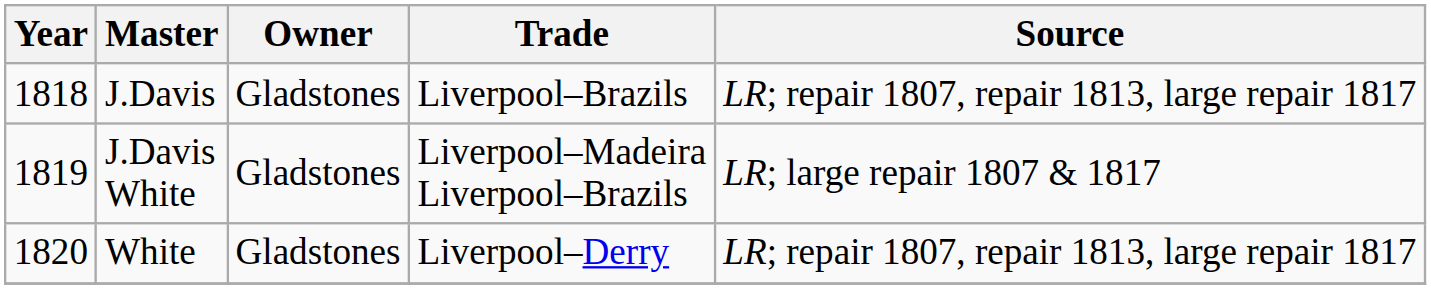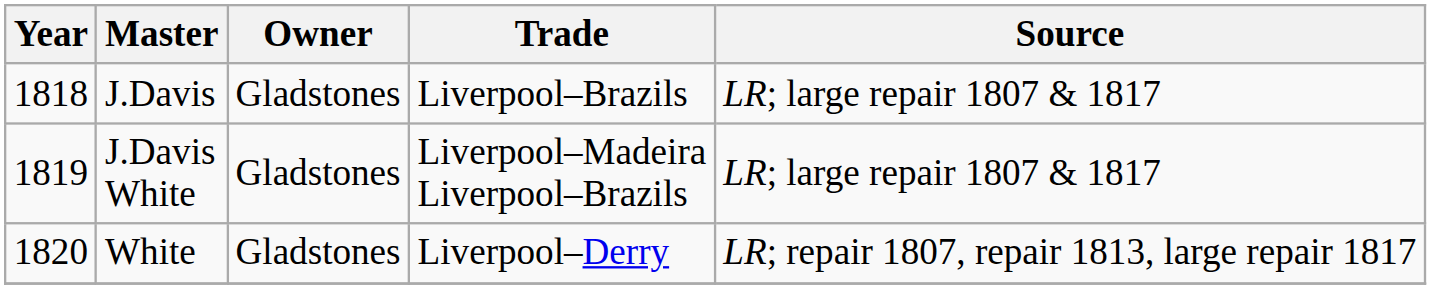(1070, 92) LR; repair 1807, repair 1813, large repair 1817 -> (942, 92) LR; large repair 1807 & 1817
